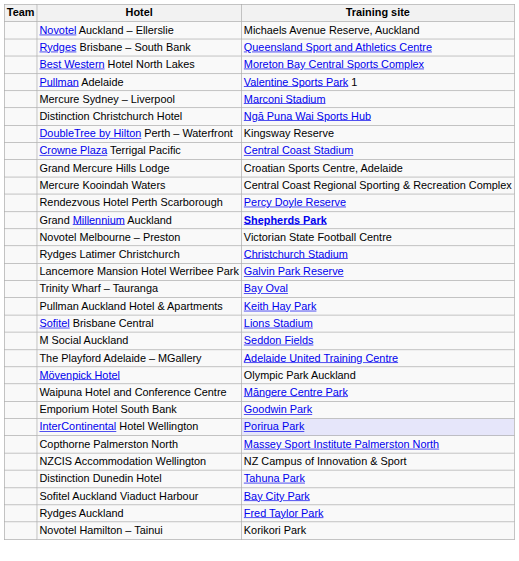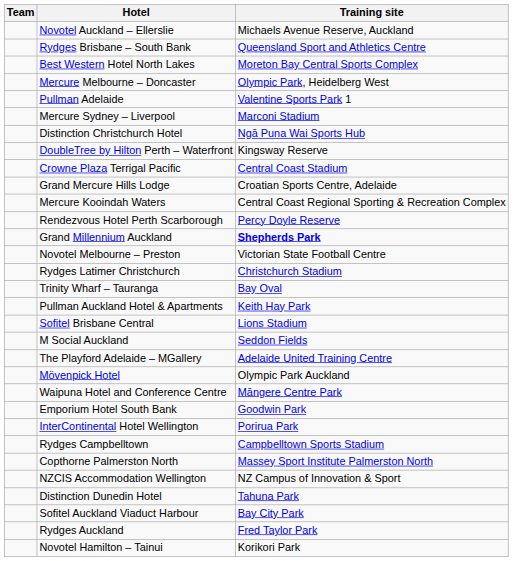+ row: (117, 82)
- row: (139, 271)
(274, 427) lavender background -> (268, 427) no background
+ row: (94, 444)
